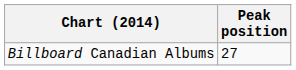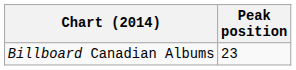(229, 54) 27 -> (229, 54) 23
